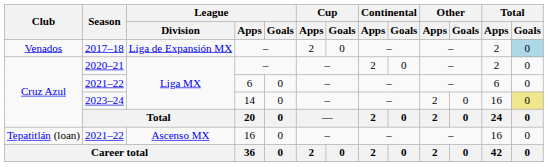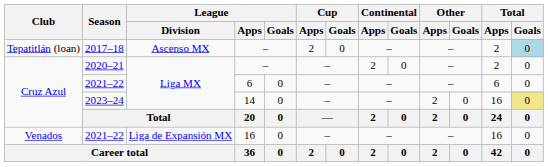(43, 48) Venados -> (43, 48) Tepatitlán (loan)
(180, 48) Liga de Expansión MX -> (180, 48) Ascenso MX
(43, 135) Tepatitlán (loan) -> (43, 135) Venados
(180, 135) Ascenso MX -> (180, 135) Liga de Expansión MX
